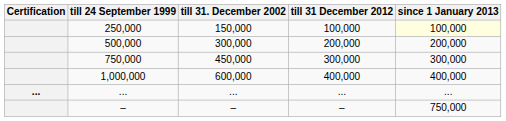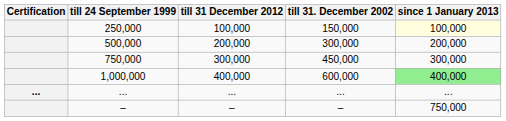columns swapped: (233, 12) <-> (342, 12)
(448, 76) no background -> (448, 76) lightgreen background
